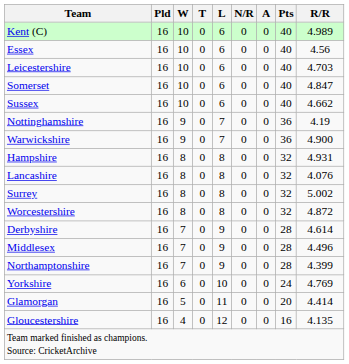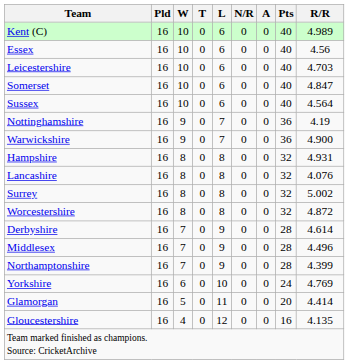(320, 103) 4.662 -> (320, 103) 4.564
